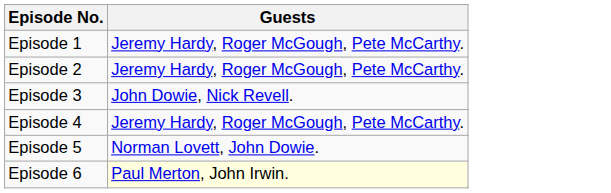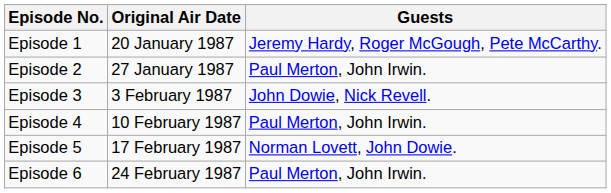+ column: (176, 17)
(288, 69) Jeremy Hardy, Roger McGough, Pete McCarthy. -> (338, 69) Paul Merton, John Irwin.
(288, 122) Jeremy Hardy, Roger McGough, Pete McCarthy. -> (338, 122) Paul Merton, John Irwin.
(200, 174) lightyellow background -> (338, 174) no background
